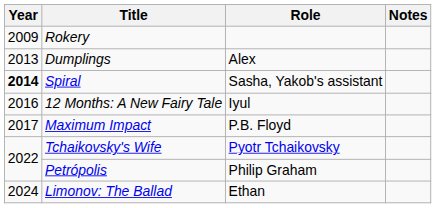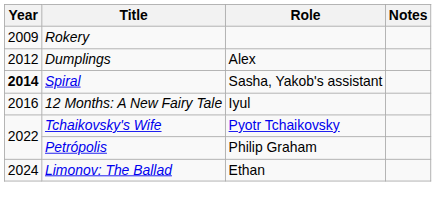(23, 59) 2013 -> (23, 59) 2012
- row: (98, 125)
